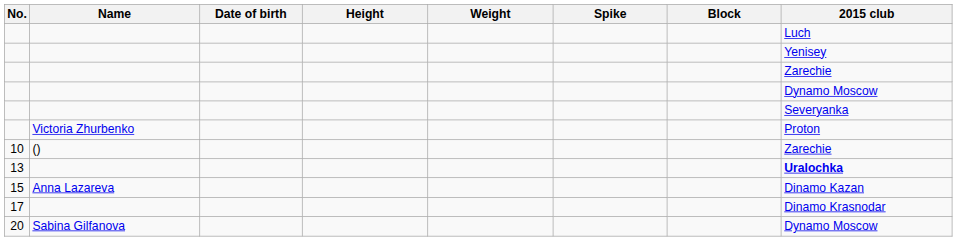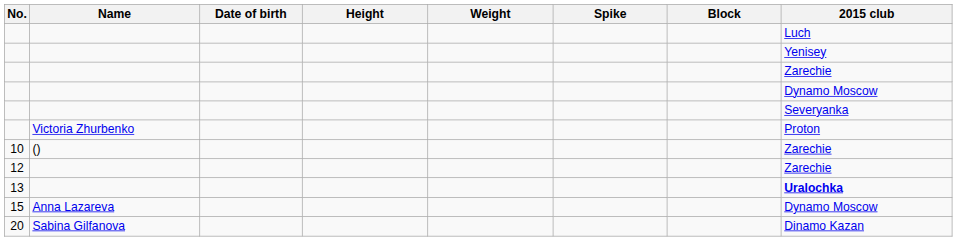+ row: (17, 168)
(824, 187) Dinamo Kazan -> (831, 206) Dynamo Moscow
- row: (17, 206)
(831, 226) Dynamo Moscow -> (824, 226) Dinamo Kazan
